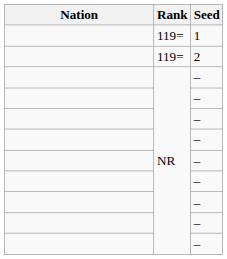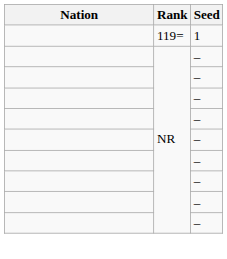- row: (170, 56)
